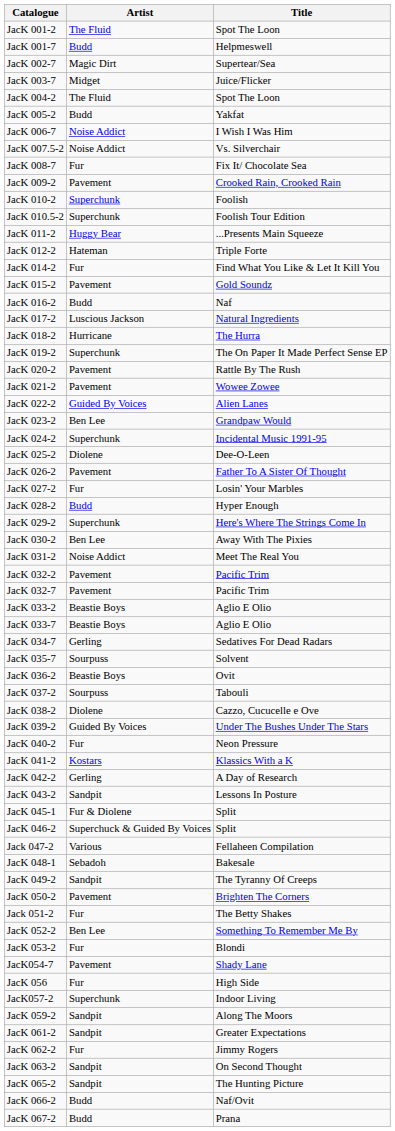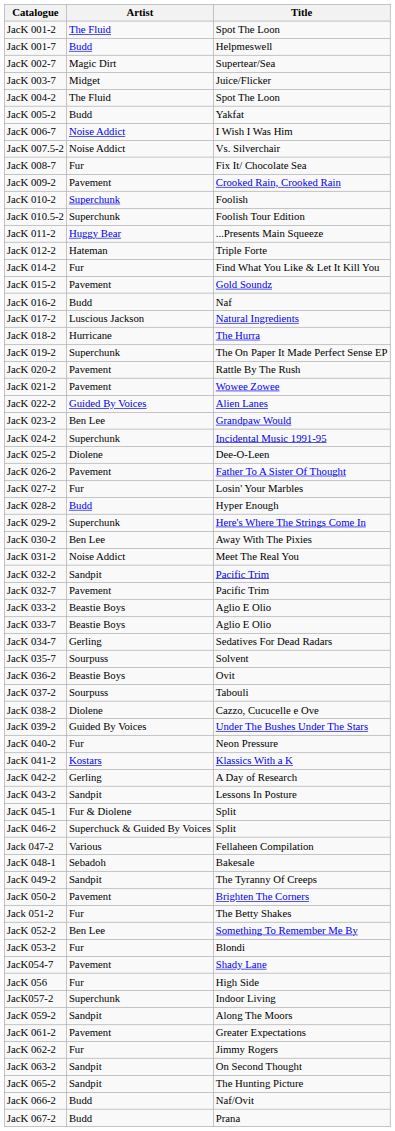(90, 574) Pavement -> (85, 574) Sandpit
(85, 1033) Sandpit -> (90, 1033) Pavement
